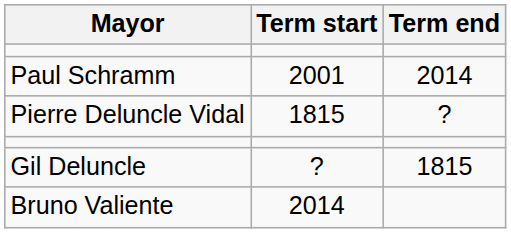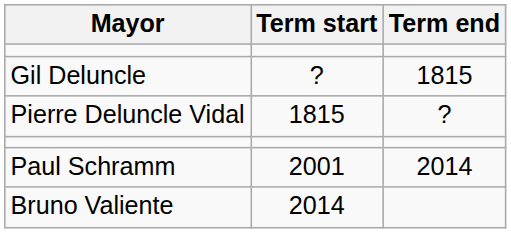rows swapped: (78, 167) <-> (93, 75)
